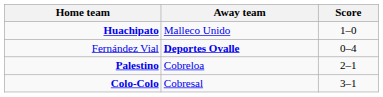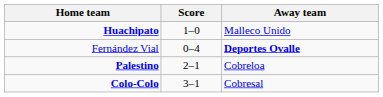columns swapped: (348, 13) <-> (240, 13)
